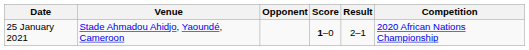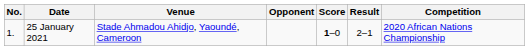+ column: (14, 12)
